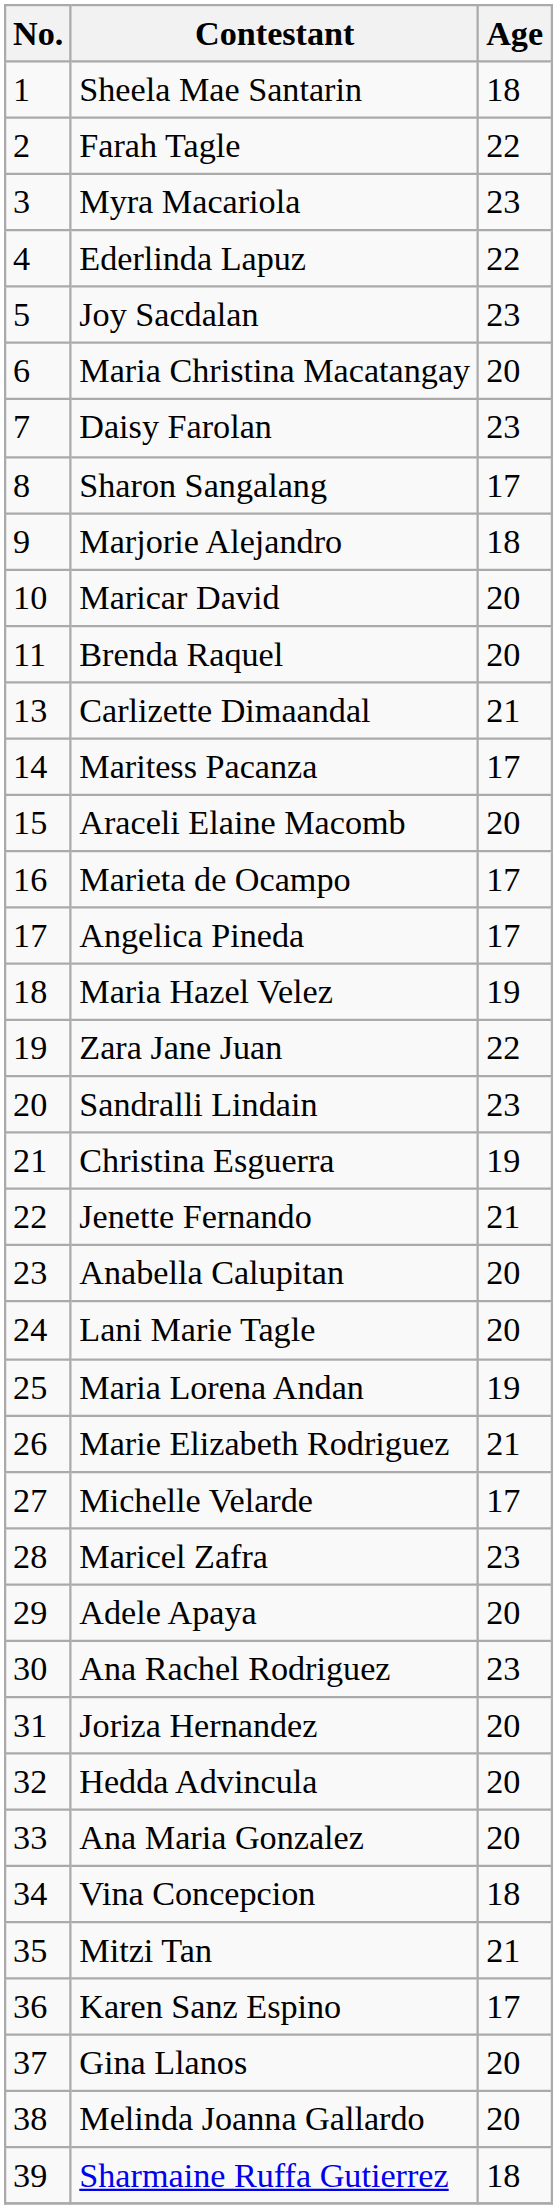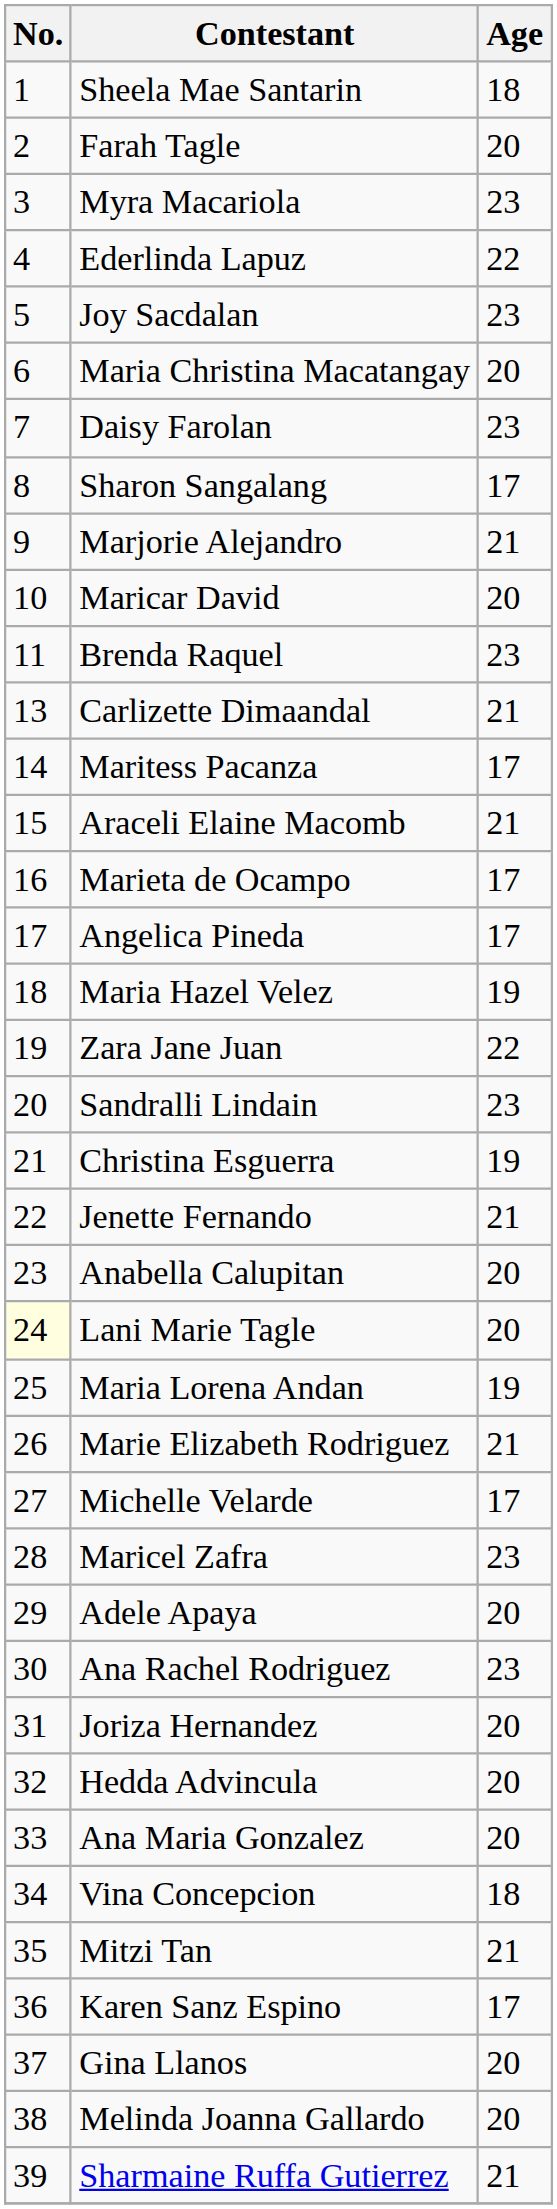(503, 145) 22 -> (503, 145) 20
(503, 540) 18 -> (503, 540) 21
(503, 653) 20 -> (503, 653) 23
(503, 822) 20 -> (503, 822) 21
(30, 1329) no background -> (30, 1329) lightyellow background
(503, 2175) 18 -> (503, 2175) 21
